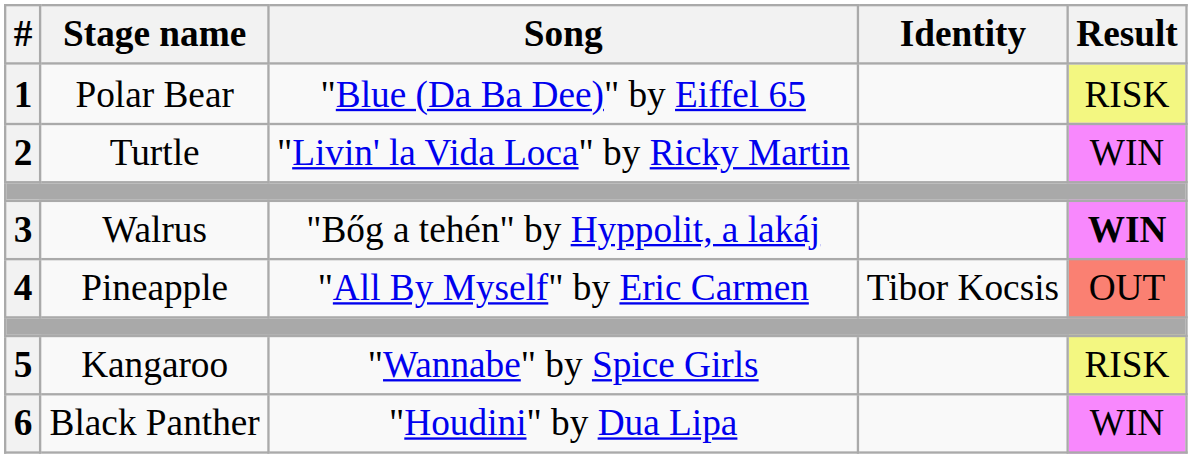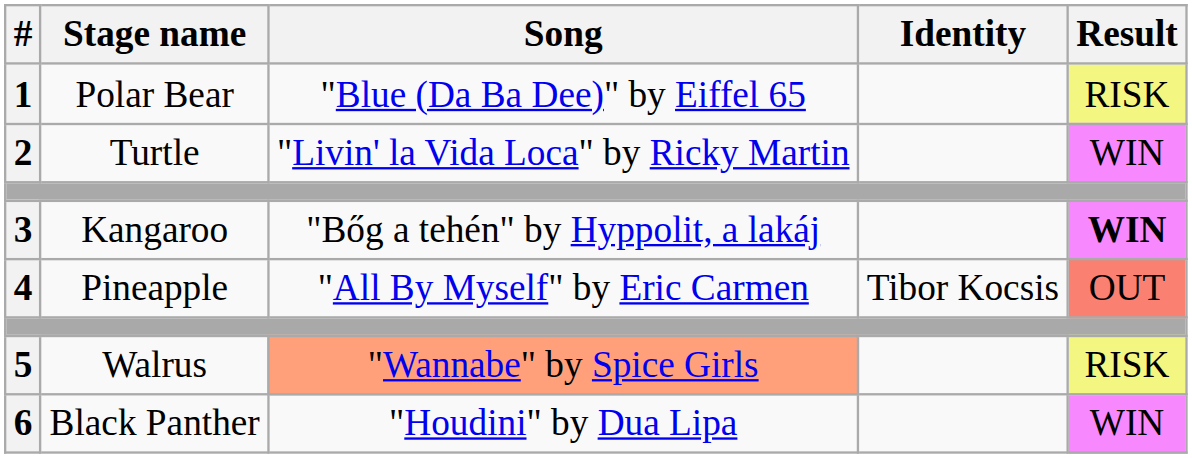(155, 228) Walrus -> (155, 228) Kangaroo
(155, 364) Kangaroo -> (155, 364) Walrus
(563, 364) no background -> (563, 364) lightsalmon background
